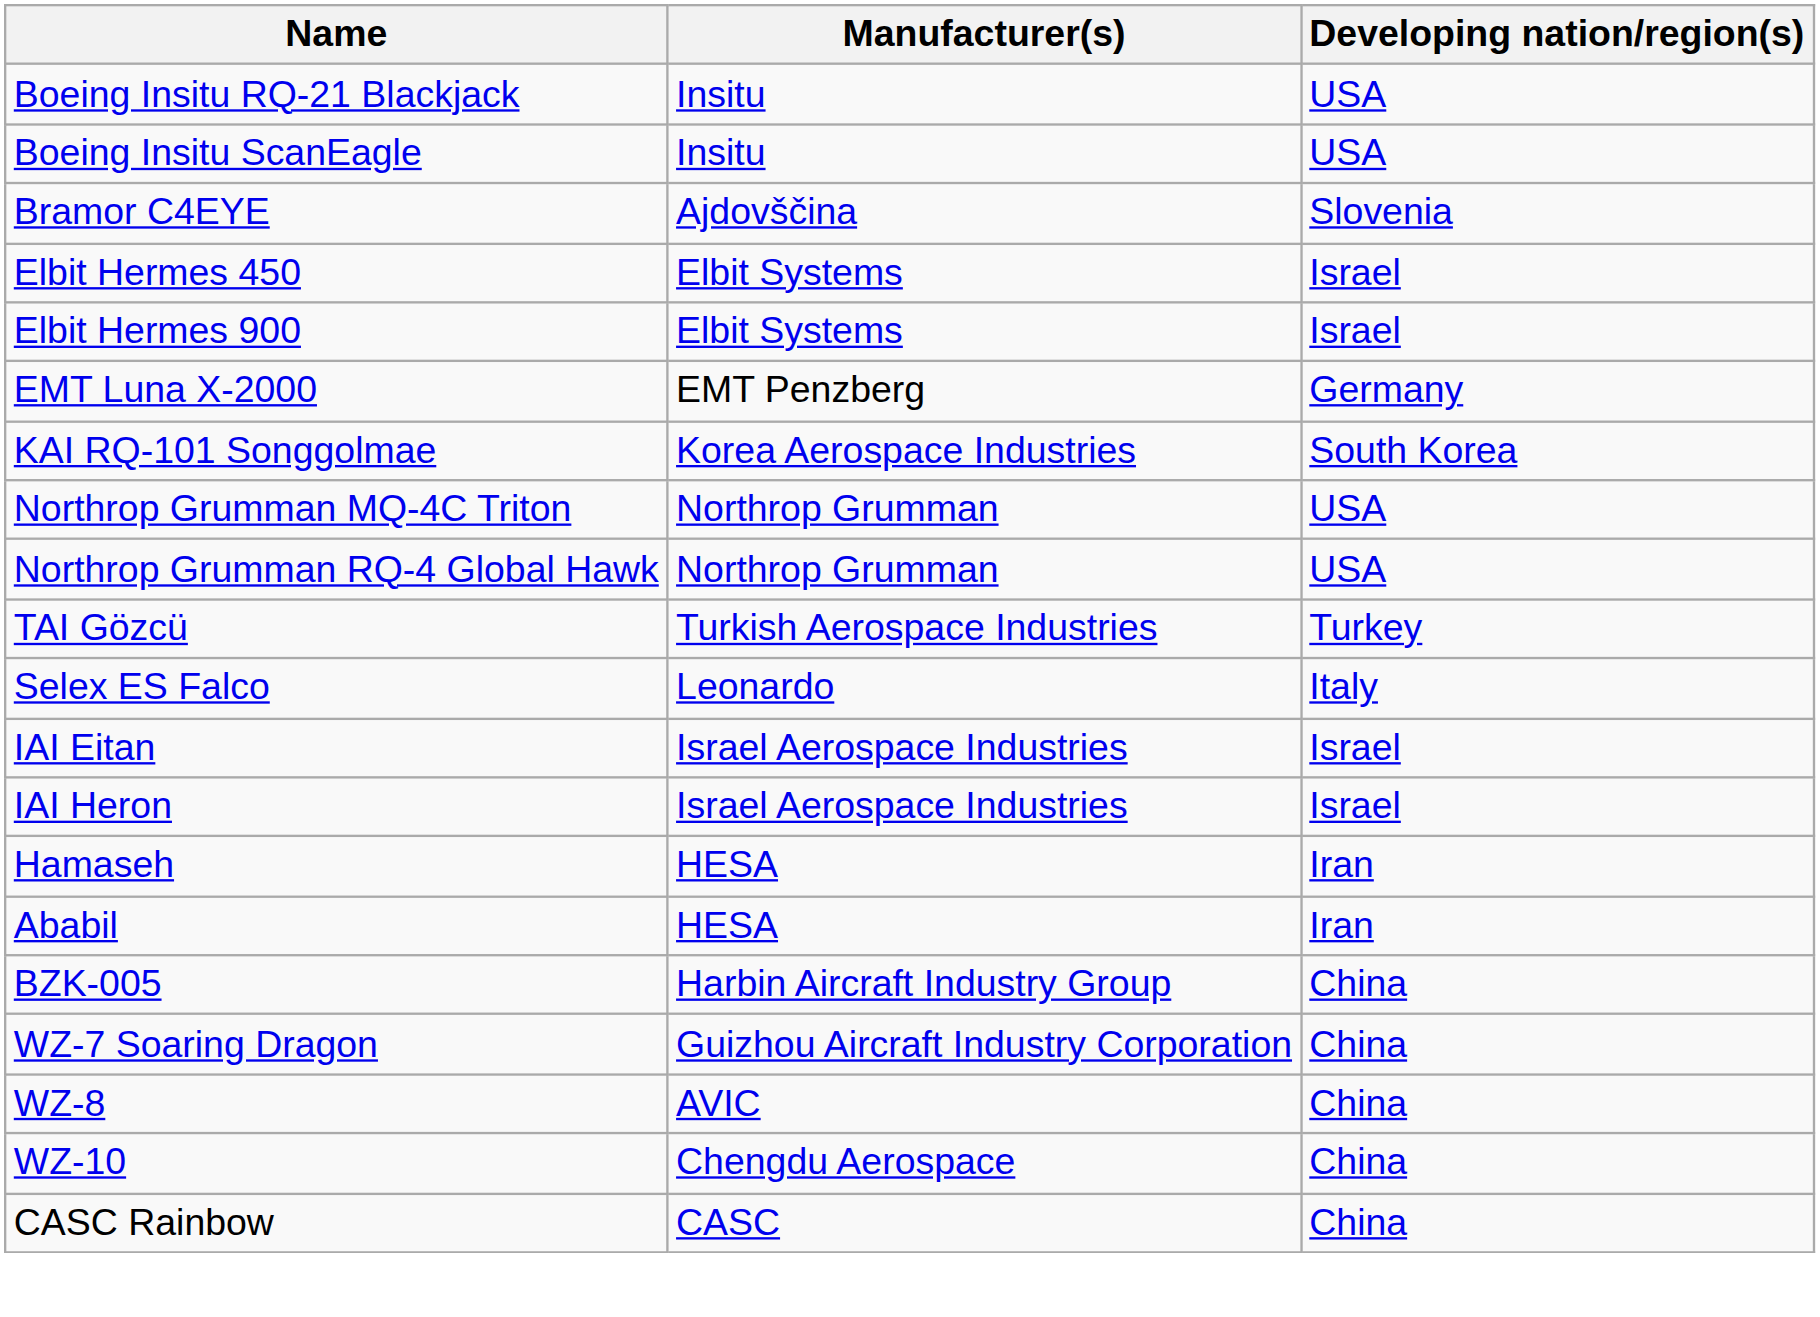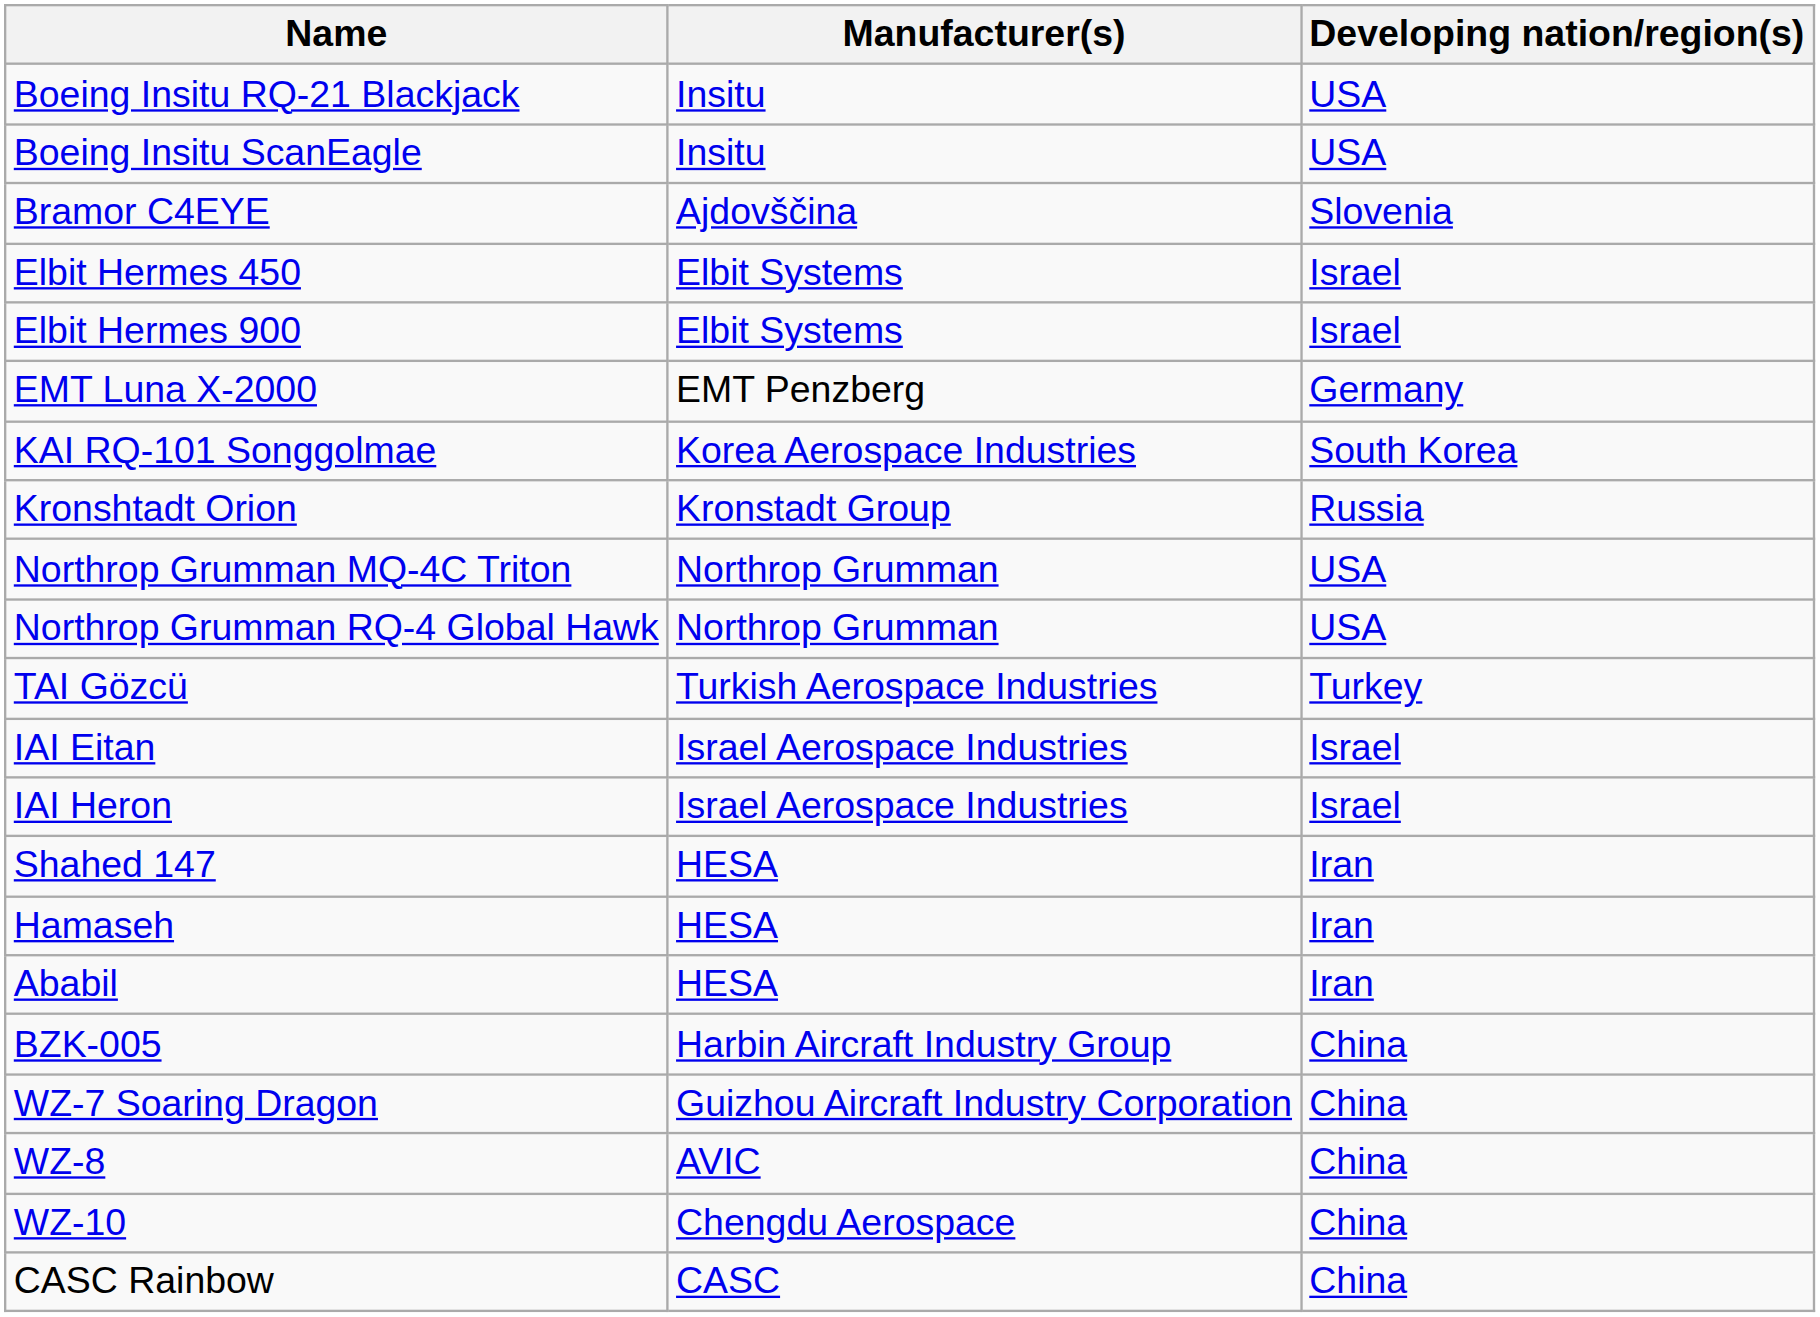+ row: (155, 509)
- row: (142, 687)
+ row: (115, 865)
